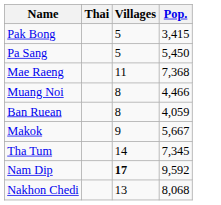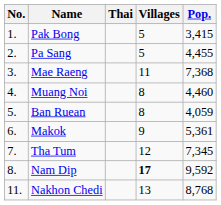+ column: (16, 14)
(176, 53) 5,450 -> (199, 53) 4,455
(176, 92) 4,466 -> (199, 92) 4,460
(176, 131) 5,667 -> (199, 131) 5,361
(121, 151) 14 -> (145, 151) 12
(176, 190) 8,068 -> (199, 190) 8,768
